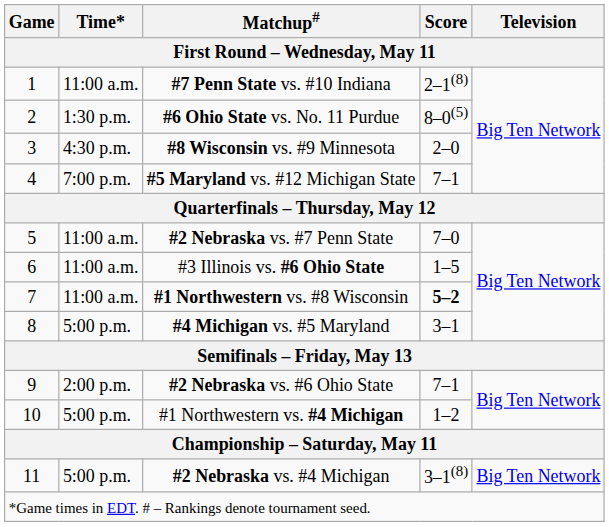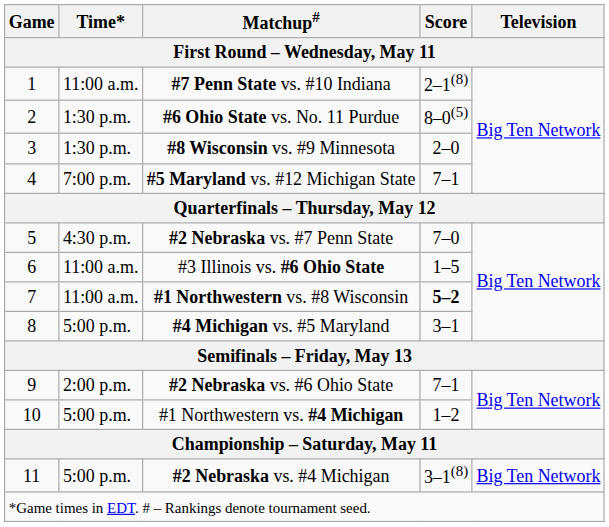(97, 148) 4:30 p.m. -> (97, 148) 1:30 p.m.
(101, 237) 11:00 a.m. -> (97, 237) 4:30 p.m.
